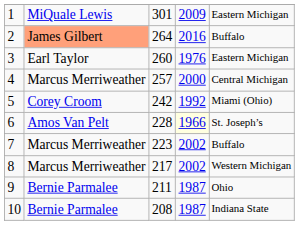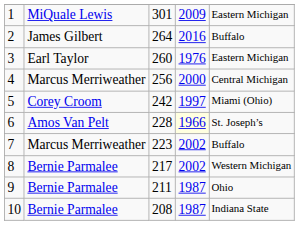(65, 36) lightsalmon background -> (65, 36) no background
(162, 79) 257 -> (162, 79) 256
(192, 101) 1992 -> (192, 101) 1997
(87, 166) Marcus Merriweather -> (73, 166) Bernie Parmalee
